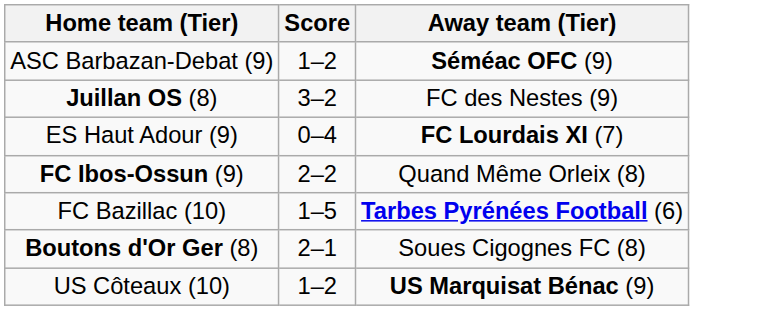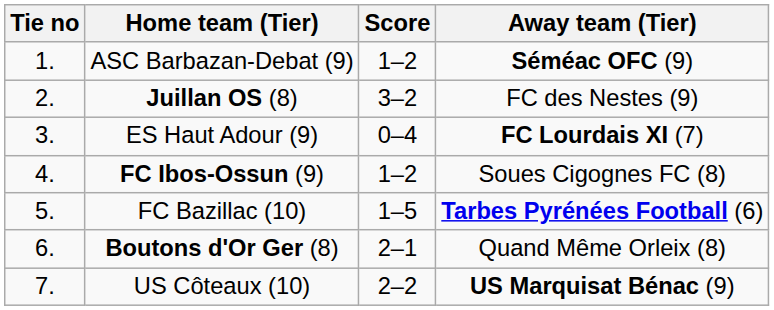+ column: (45, 23)
(317, 173) 2–2 -> (397, 173) 1–2
(522, 173) Quand Même Orleix (8) -> (602, 173) Soues Cigognes FC (8)
(522, 248) Soues Cigognes FC (8) -> (602, 248) Quand Même Orleix (8)
(317, 286) 1–2 -> (397, 286) 2–2
